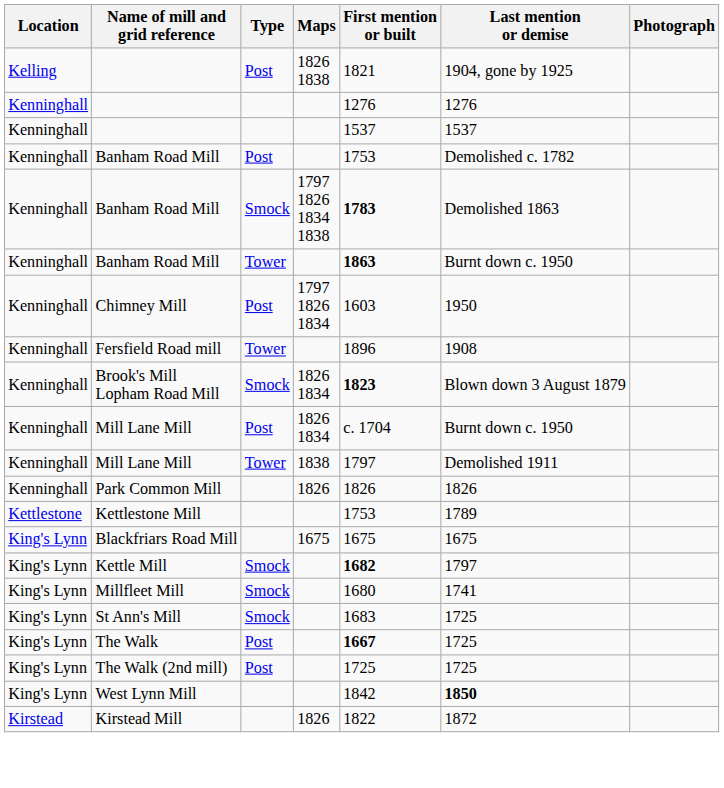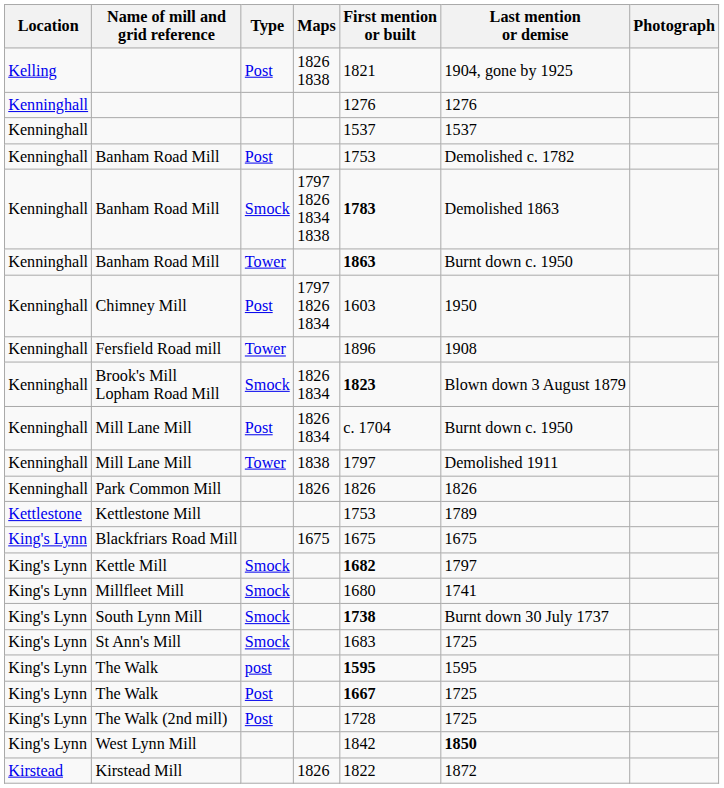+ row: (149, 616)
+ row: (127, 667)
(359, 667) 1725 -> (359, 719) 1728
